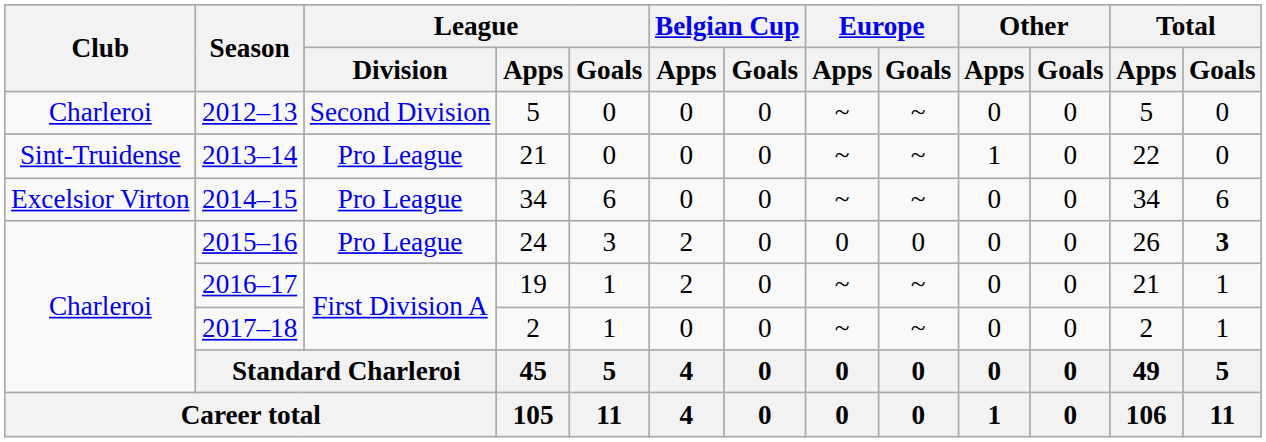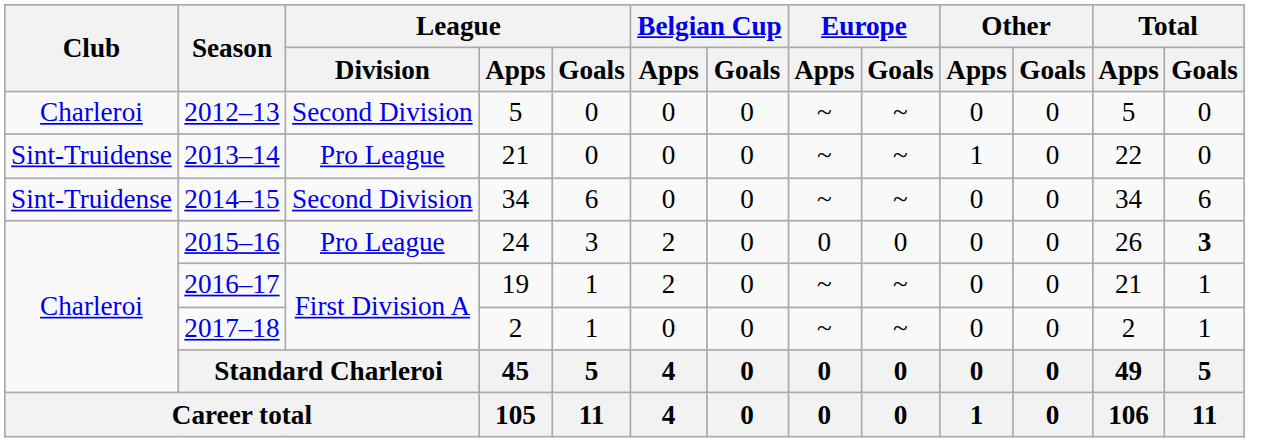(100, 198) Excelsior Virton -> (91, 198) Sint-Truidense
(400, 198) Pro League -> (382, 198) Second Division
